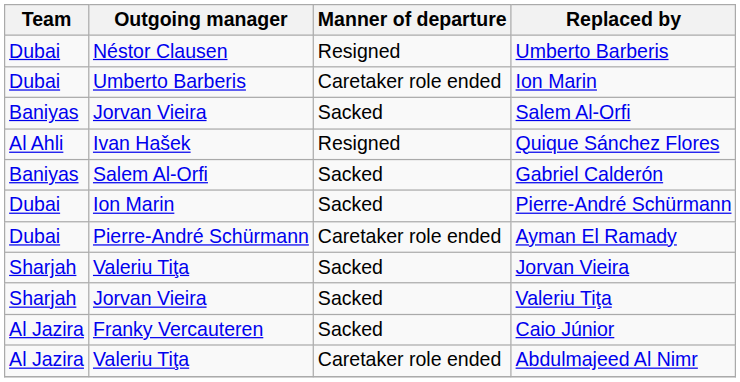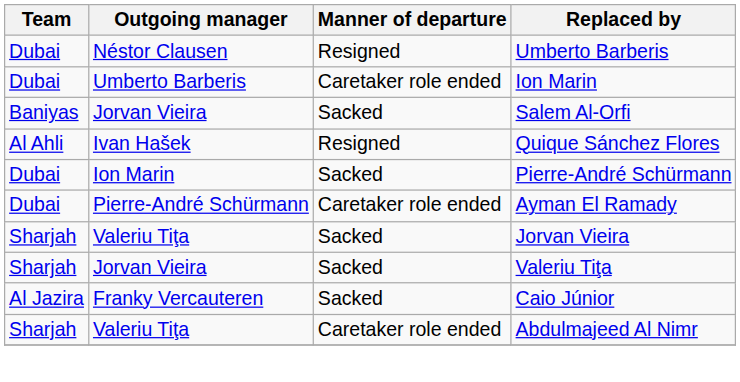- row: (589, 174)
(47, 360) Al Jazira -> (43, 329) Sharjah
